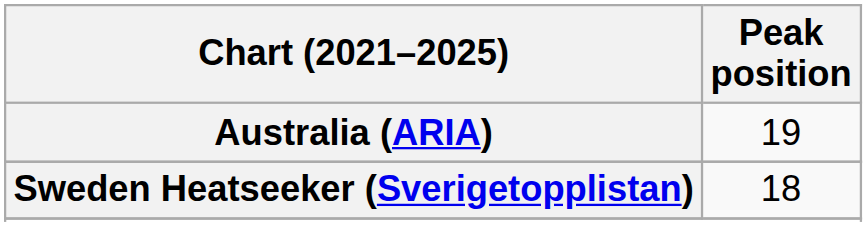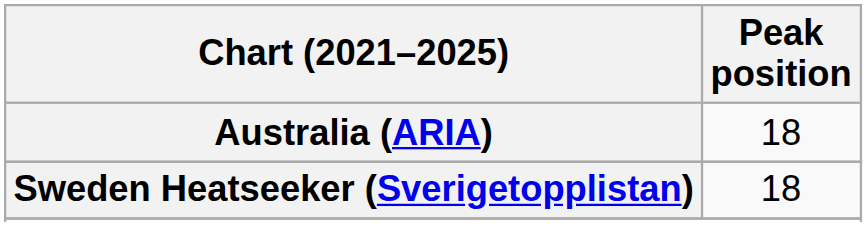(781, 131) 19 -> (781, 131) 18
